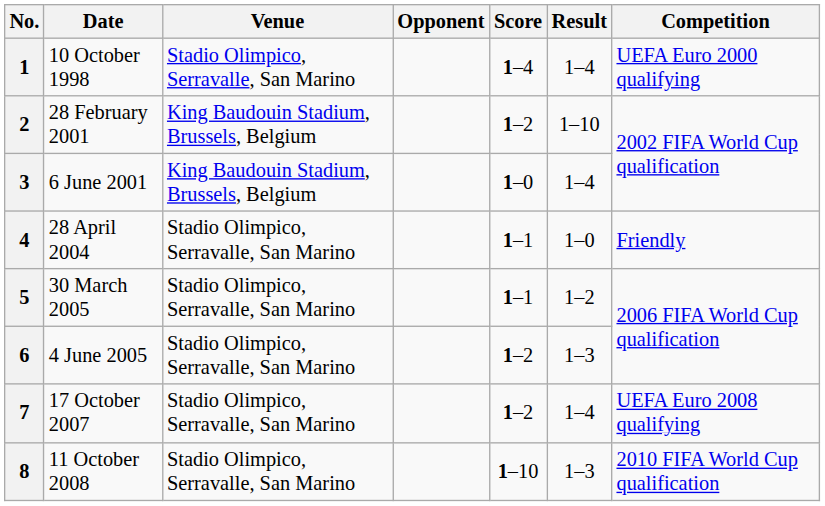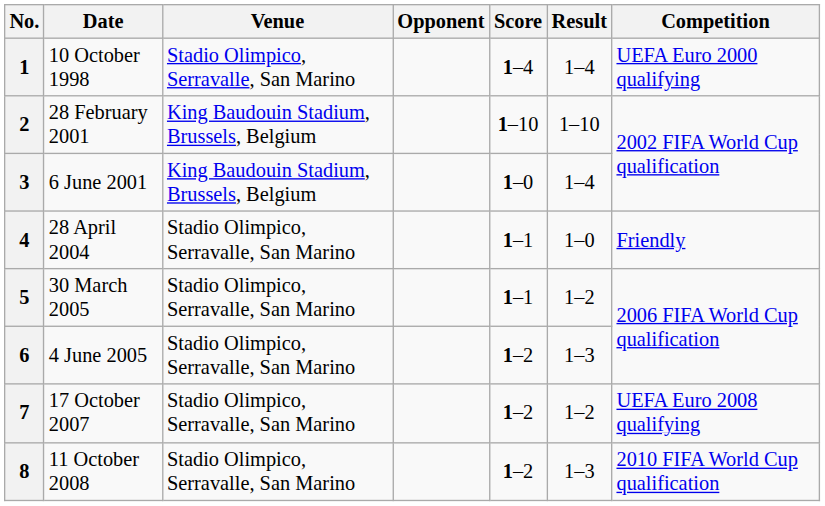(518, 124) 1–2 -> (518, 124) 1–10
(579, 413) 1–4 -> (579, 413) 1–2
(518, 471) 1–10 -> (518, 471) 1–2
